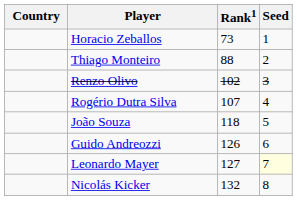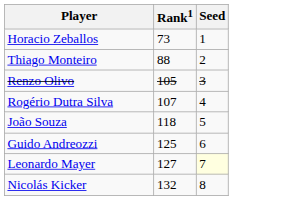- column: (36, 16)
(230, 80) 102 -> (167, 80) 105
(230, 143) 126 -> (167, 143) 125
